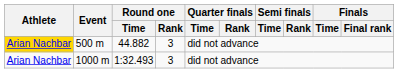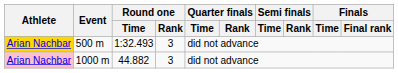(134, 45) 44.882 -> (134, 45) 1:32.493
(39, 60) no background -> (39, 60) pink background
(134, 60) 1:32.493 -> (134, 60) 44.882
